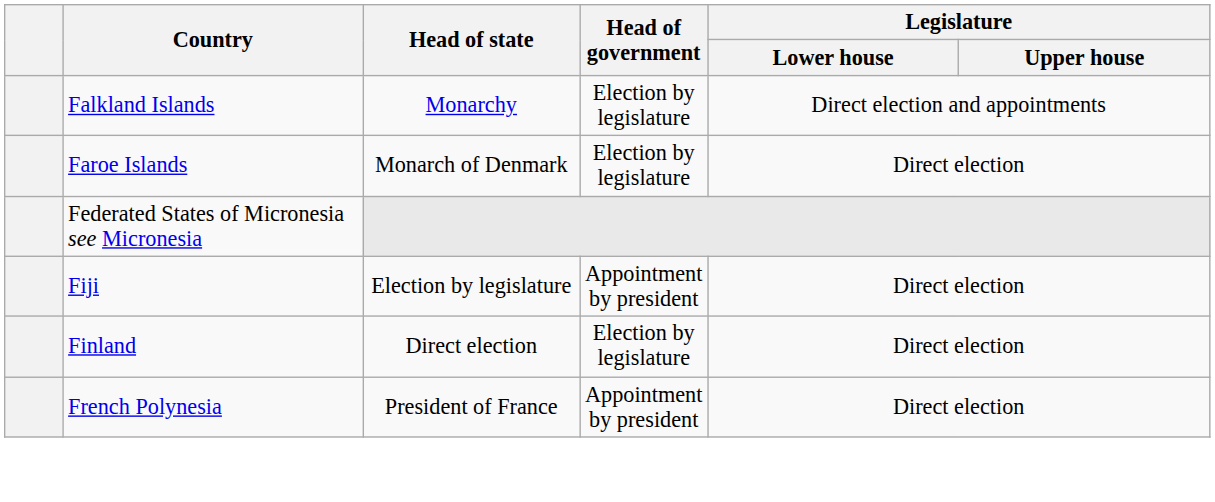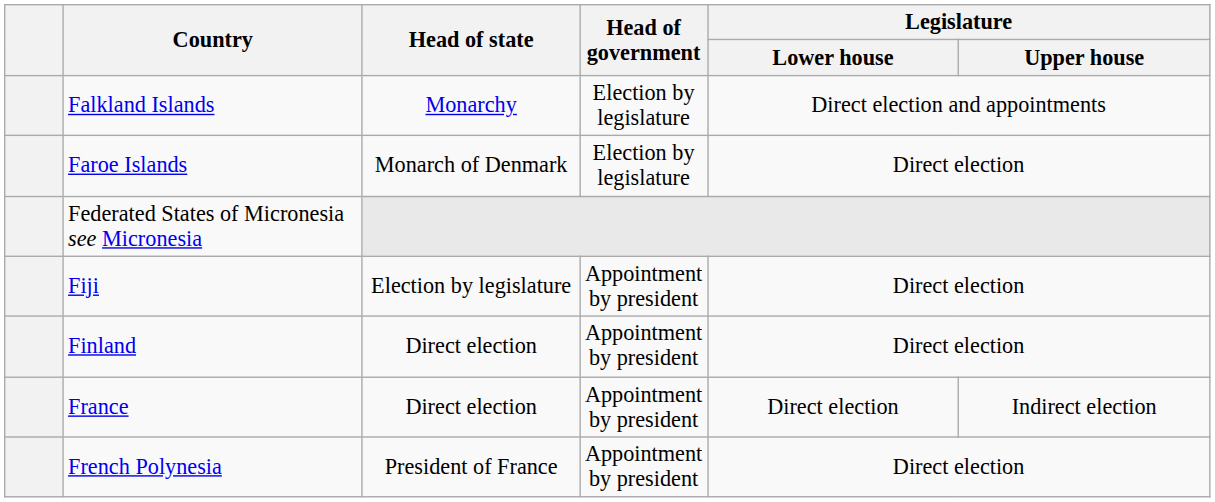(644, 346) Election by legislature -> (644, 346) Appointment by president
+ row: (98, 406)
